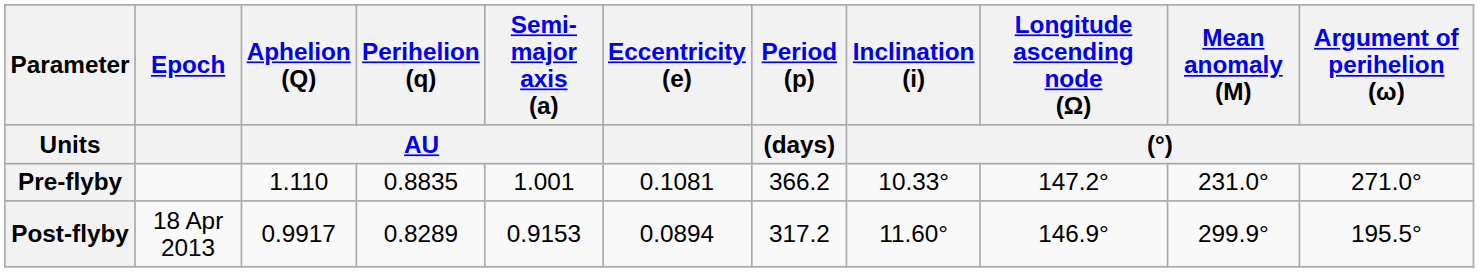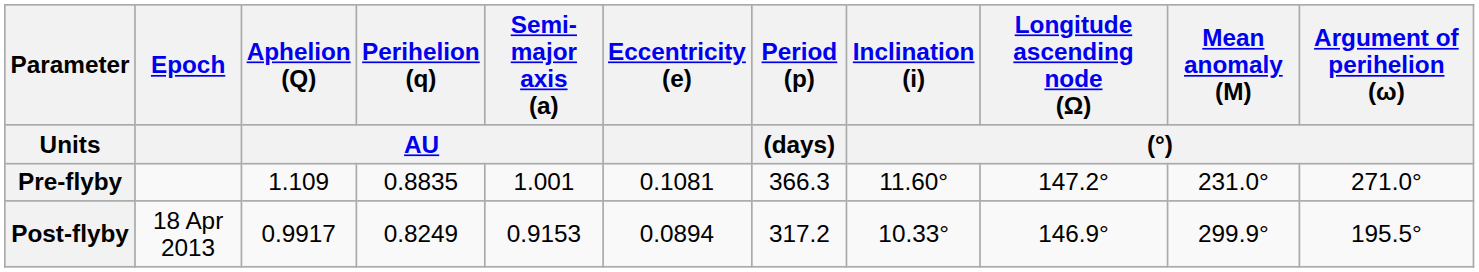(299, 182) 1.110 -> (299, 182) 1.109
(799, 182) 366.2 -> (799, 182) 366.3
(914, 182) 10.33° -> (914, 182) 11.60°
(421, 234) 0.8289 -> (421, 234) 0.8249
(914, 234) 11.60° -> (914, 234) 10.33°
